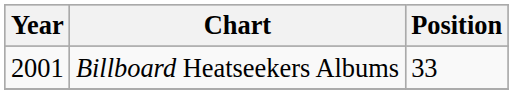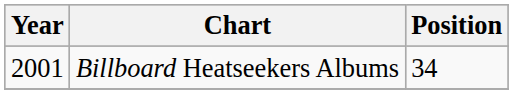(424, 67) 33 -> (424, 67) 34
